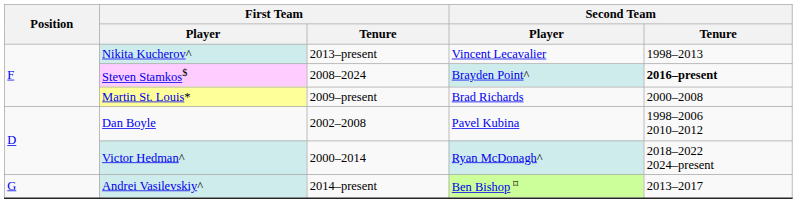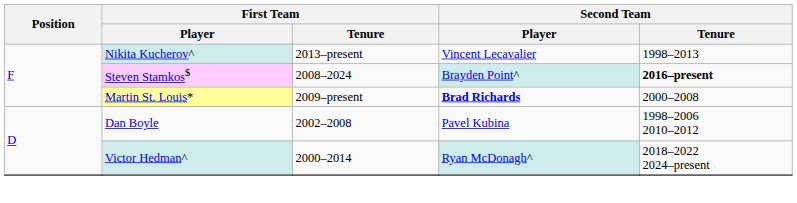(488, 96) normal -> (481, 96) bold
- row: (153, 186)
